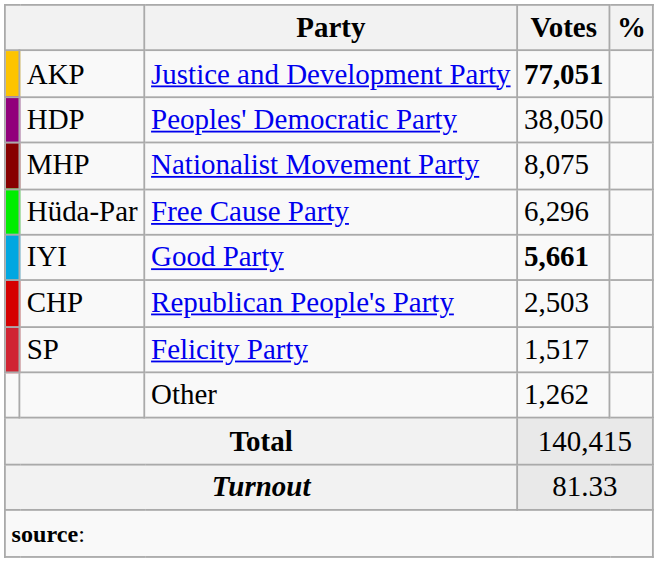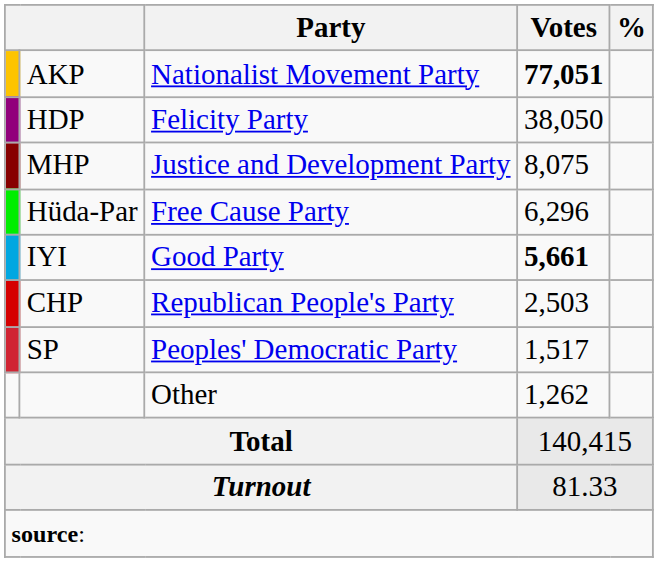(331, 73) Justice and Development Party -> (315, 73) Nationalist Movement Party
(304, 119) Peoples' Democratic Party -> (229, 119) Felicity Party
(315, 165) Nationalist Movement Party -> (331, 165) Justice and Development Party
(229, 348) Felicity Party -> (304, 348) Peoples' Democratic Party
